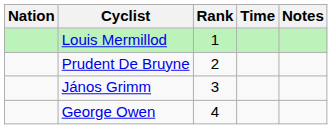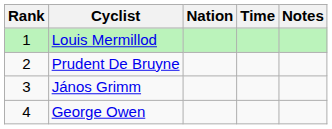columns swapped: (215, 16) <-> (31, 16)
